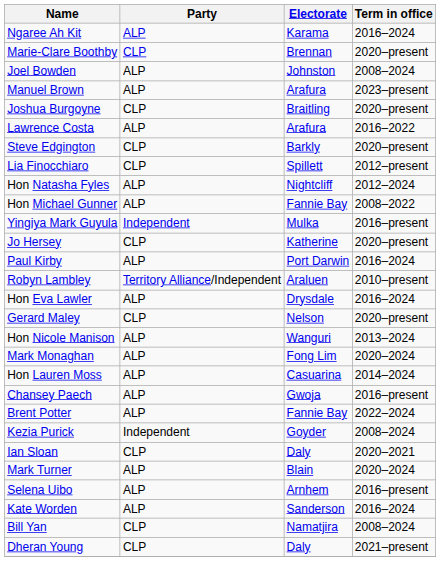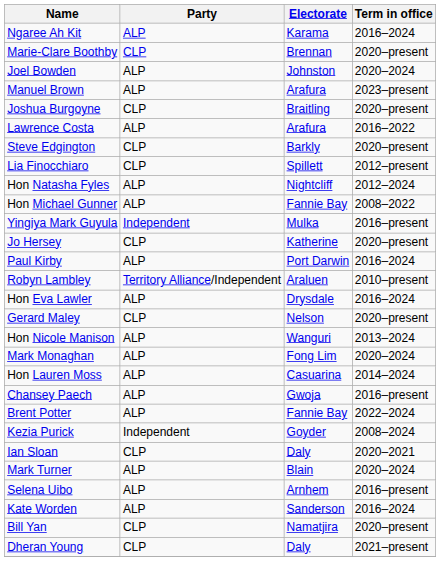(385, 71) 2008–2024 -> (385, 71) 2020–2024
(385, 527) 2008–2024 -> (391, 527) 2020–present
